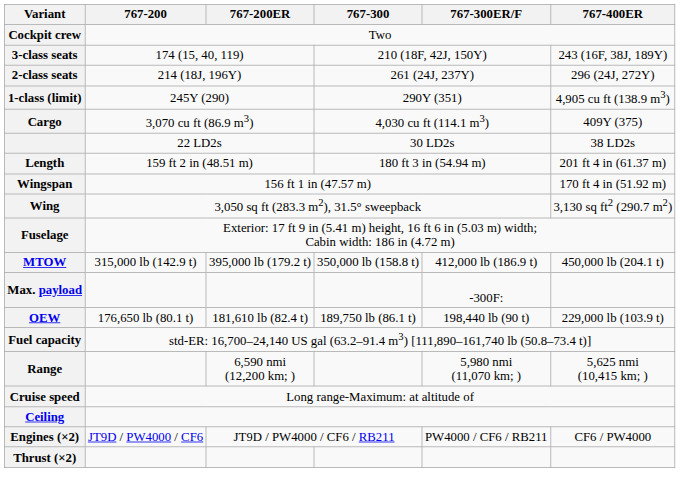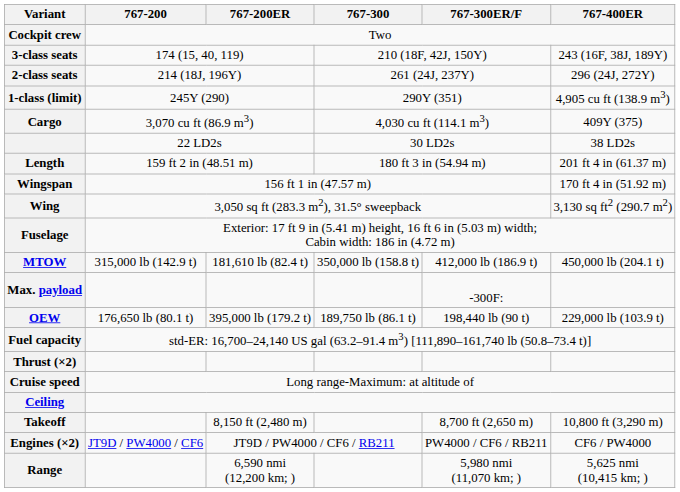(260, 262) 395,000 lb (179.2 t) -> (260, 262) 181,610 lb (82.4 t)
(260, 317) 181,610 lb (82.4 t) -> (260, 317) 395,000 lb (179.2 t)
rows swapped: (45, 369) <-> (45, 457)
+ row: (45, 422)
